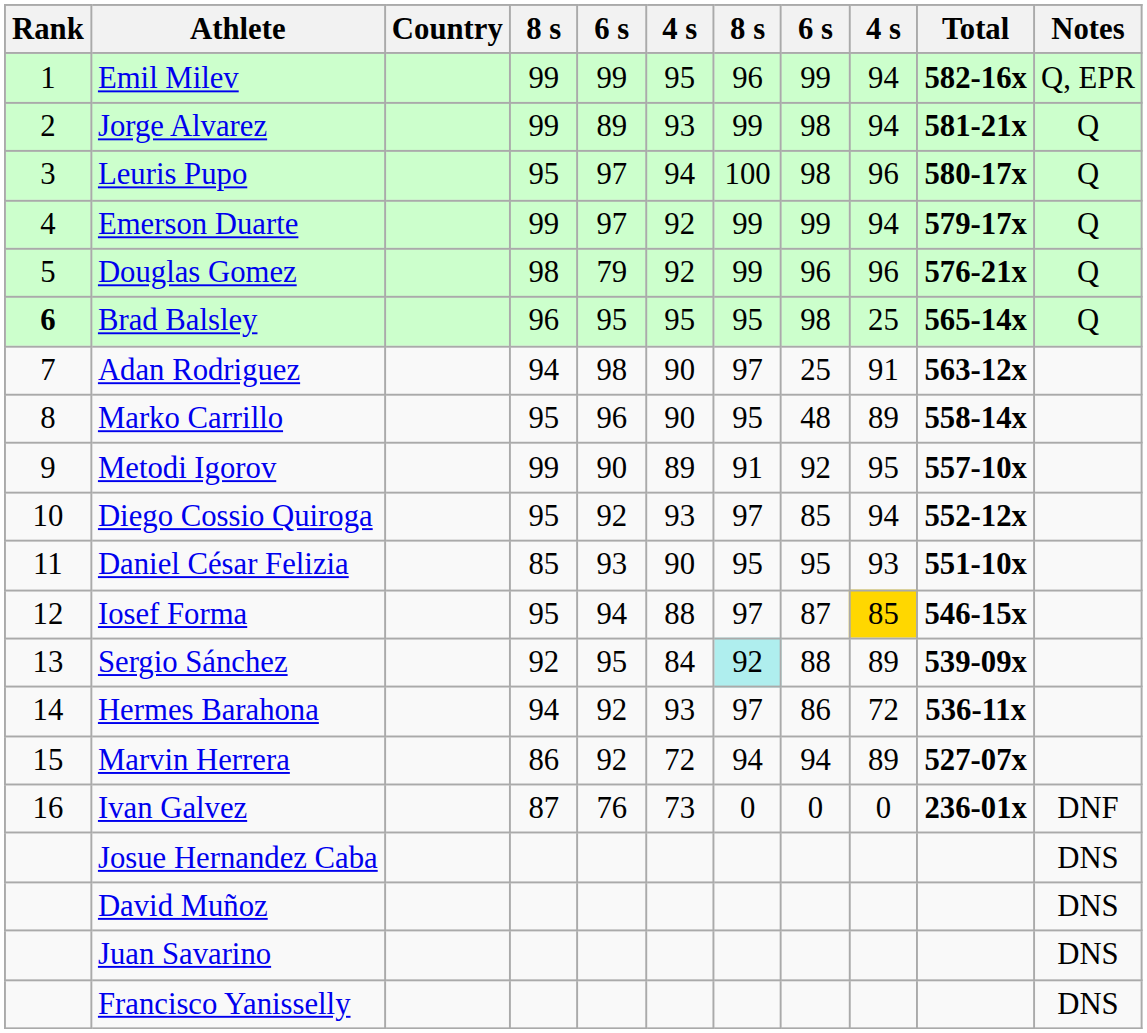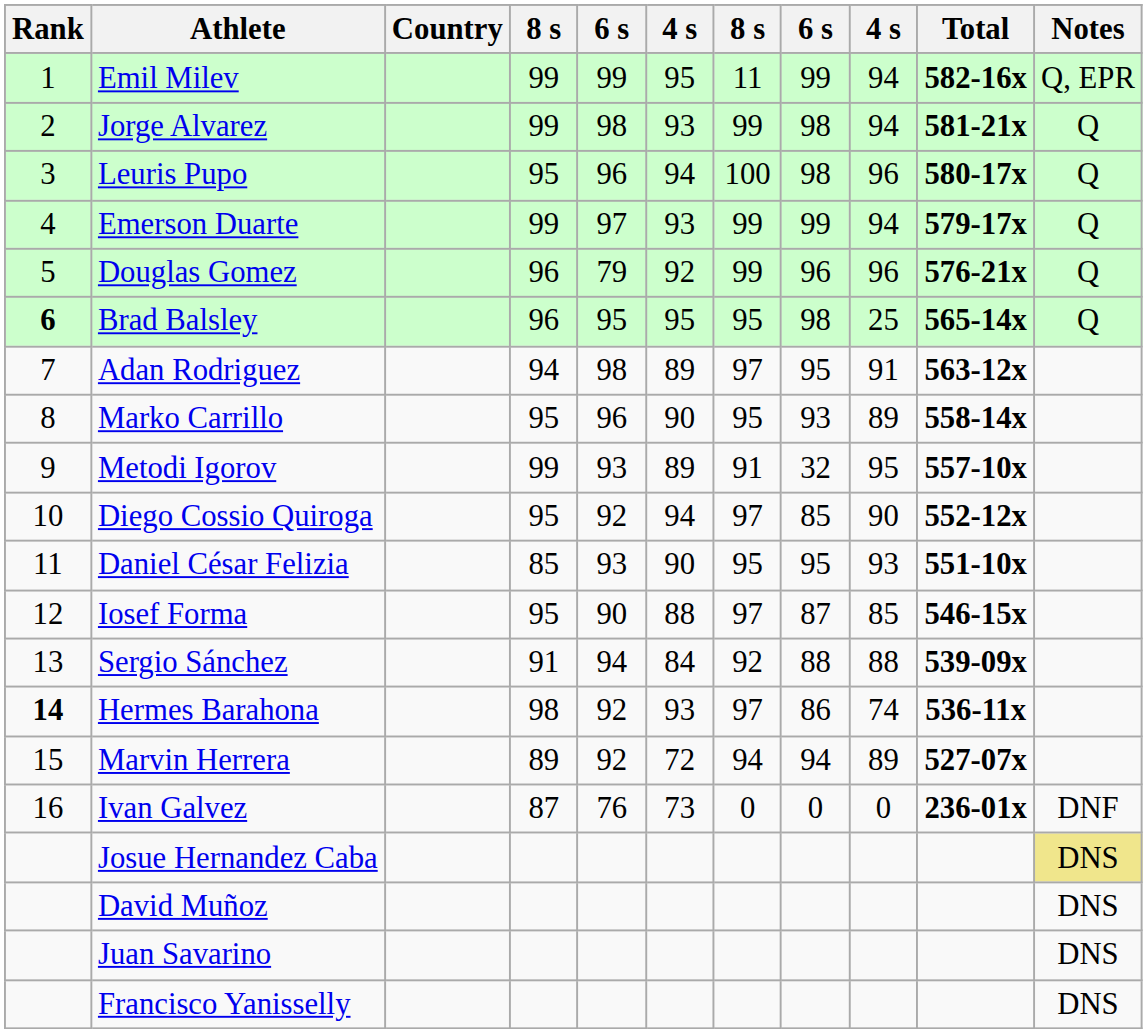(748, 77) 96 -> (748, 77) 11
(612, 126) 89 -> (612, 126) 98
(612, 175) 97 -> (612, 175) 96
(680, 223) 92 -> (680, 223) 93
(544, 272) 98 -> (544, 272) 96
(680, 369) 90 -> (680, 369) 89
(816, 369) 25 -> (816, 369) 95
(816, 418) 48 -> (816, 418) 93
(612, 467) 90 -> (612, 467) 93
(816, 467) 92 -> (816, 467) 32
(680, 516) 93 -> (680, 516) 94
(883, 516) 94 -> (883, 516) 90
(612, 613) 94 -> (612, 613) 90
(883, 613) gold background -> (883, 613) no background
(544, 662) 92 -> (544, 662) 91
(612, 662) 95 -> (612, 662) 94
(748, 662) paleturquoise background -> (748, 662) no background
(883, 662) 89 -> (883, 662) 88
(48, 710) normal -> (48, 710) bold
(544, 710) 94 -> (544, 710) 98
(883, 710) 72 -> (883, 710) 74
(544, 759) 86 -> (544, 759) 89
(1088, 857) no background -> (1088, 857) khaki background
